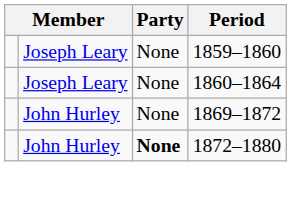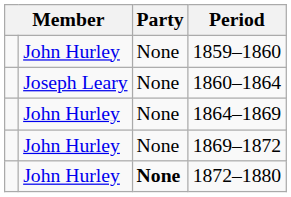(75, 51) Joseph Leary -> (72, 51) John Hurley
+ row: (237, 113)
